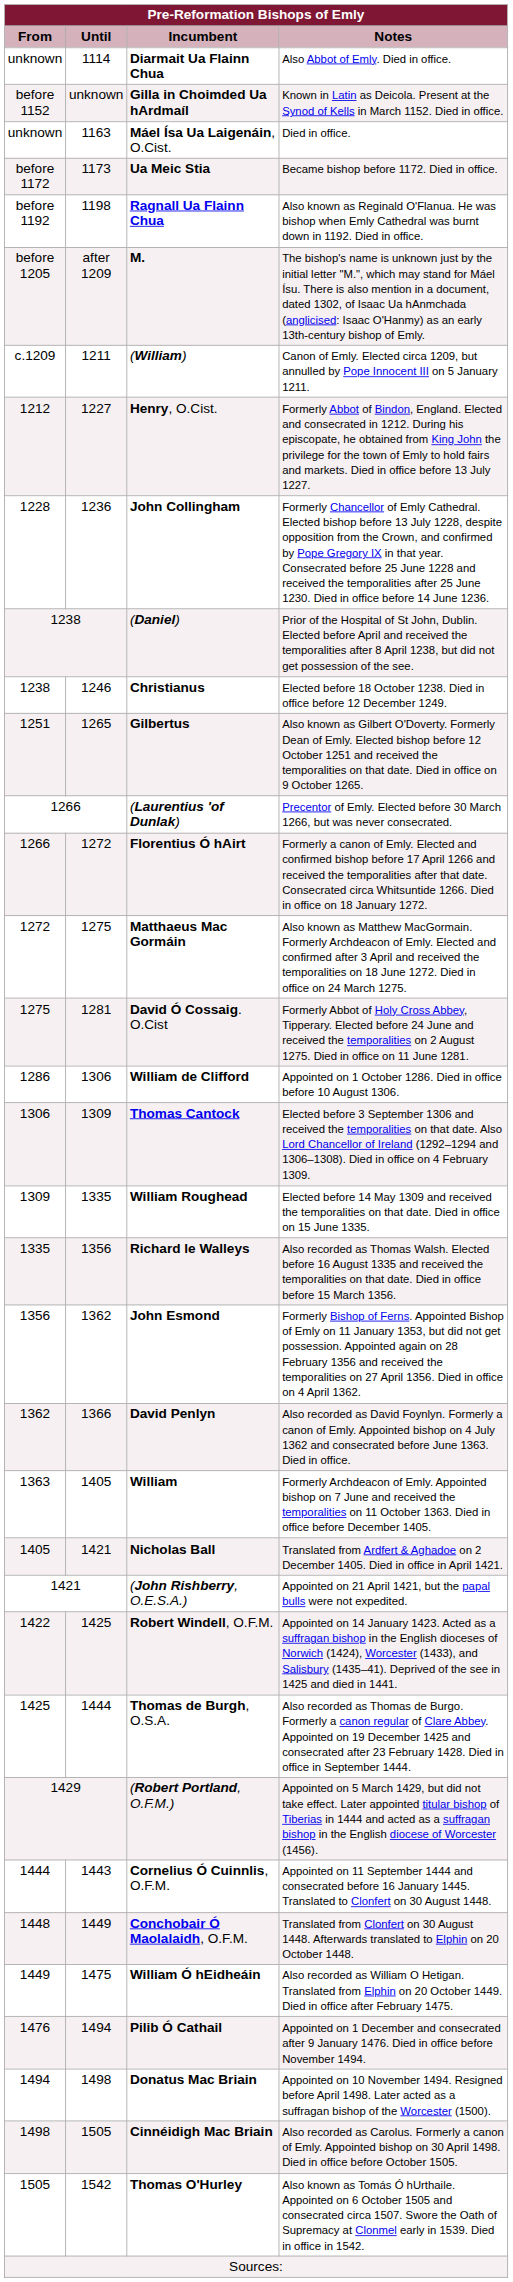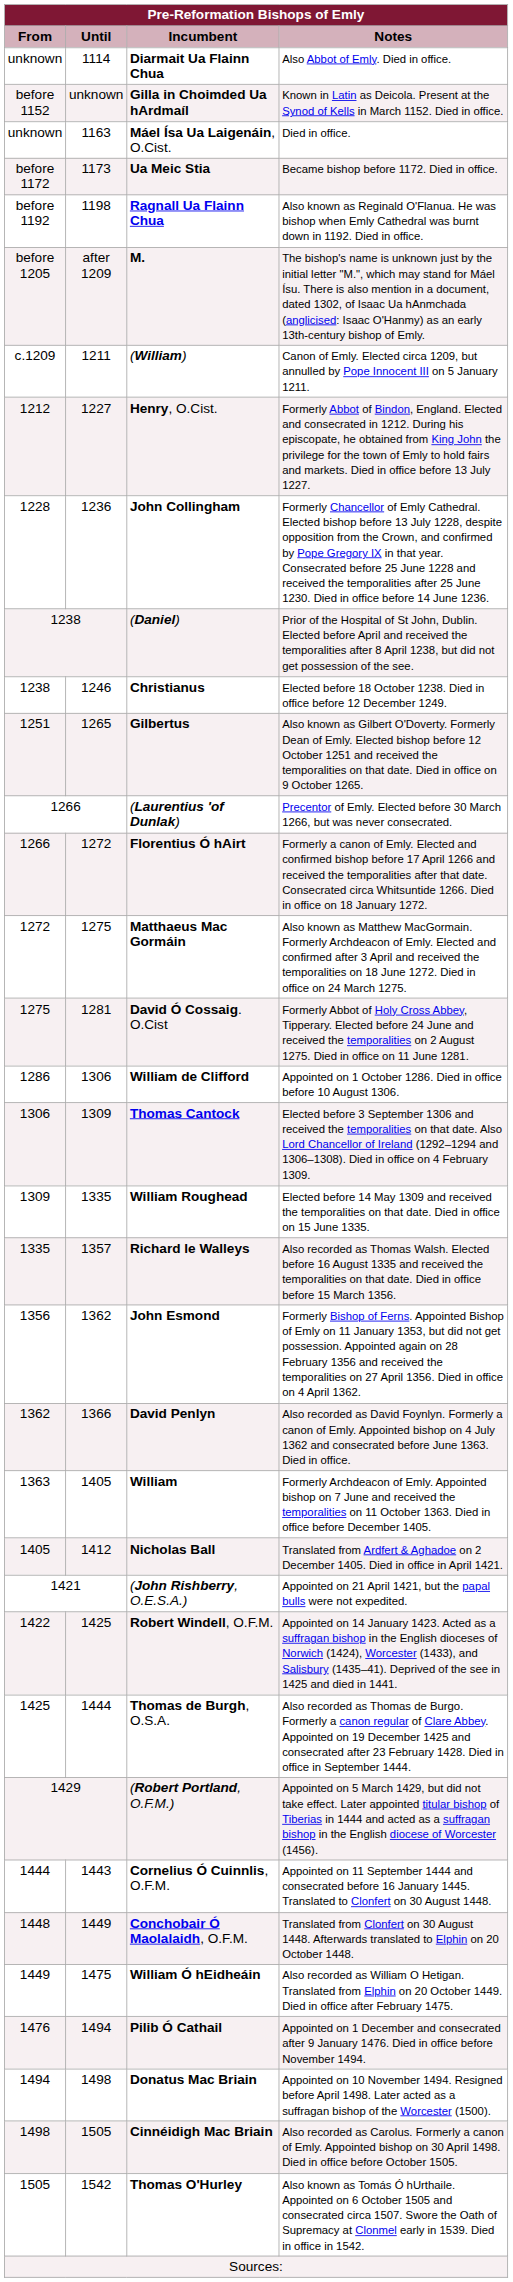(96, 1248) 1356 -> (96, 1248) 1357
(96, 1549) 1421 -> (96, 1549) 1412
